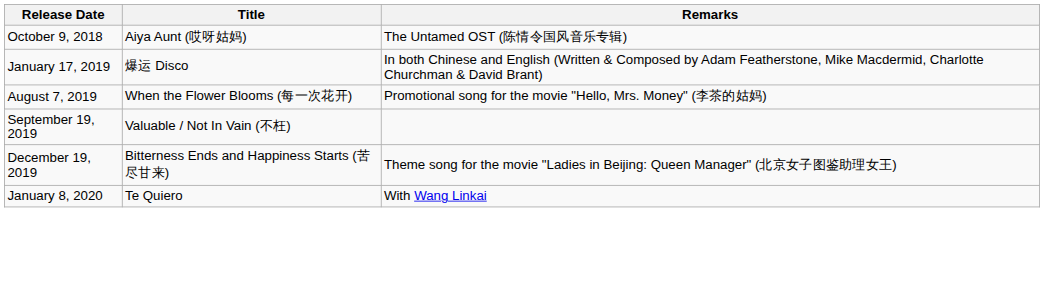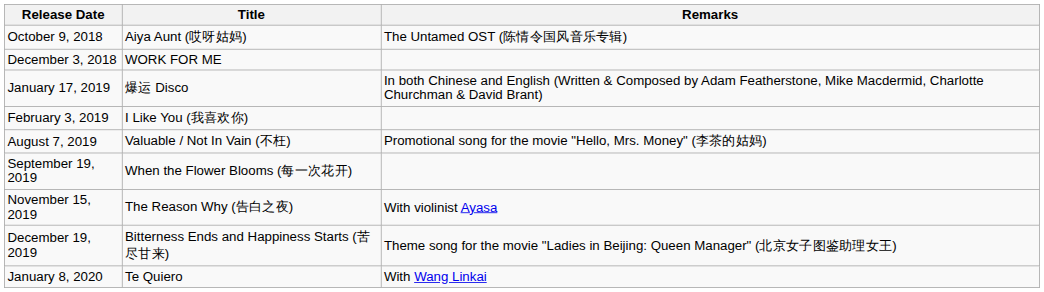+ row: (62, 59)
+ row: (58, 117)
(239, 96) When the Flower Blooms (每一次花开) -> (208, 141) Valuable / Not In Vain (不枉)
(208, 126) Valuable / Not In Vain (不枉) -> (239, 170) When the Flower Blooms (每一次花开)
+ row: (49, 207)
